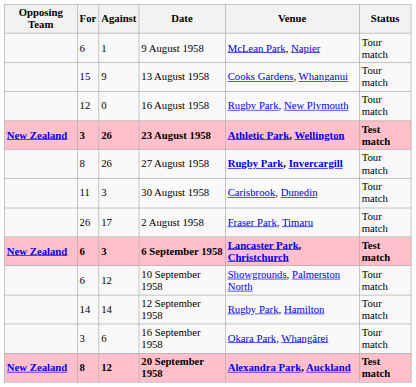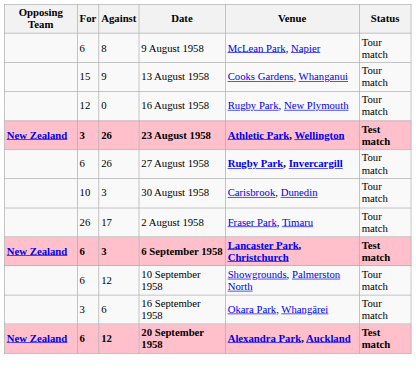(104, 48) 1 -> (104, 48) 8
(82, 164) 8 -> (82, 164) 6
(85, 193) 11 -> (85, 193) 10
- row: (171, 309)
(82, 367) 8 -> (82, 338) 6
